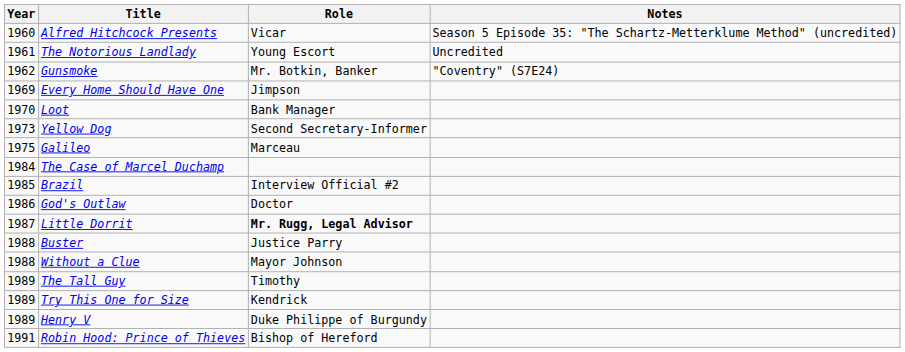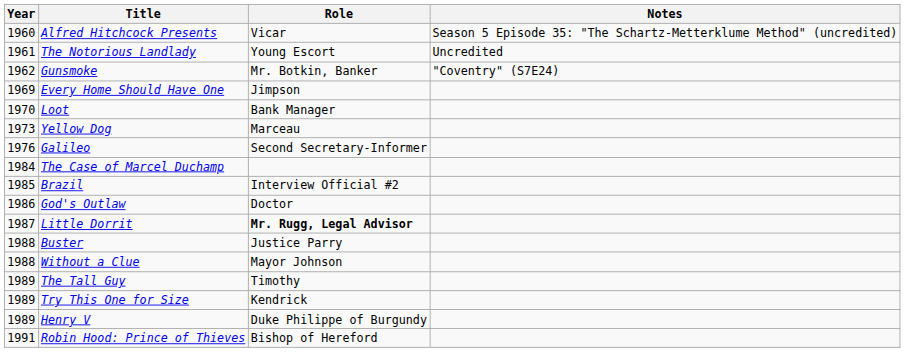(339, 128) Second Secretary-Informer -> (275, 128) Marceau
(21, 147) 1975 -> (21, 147) 1976
(275, 147) Marceau -> (339, 147) Second Secretary-Informer
